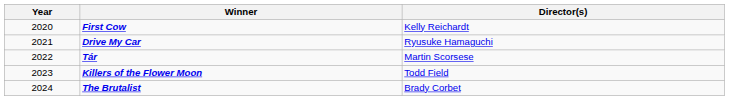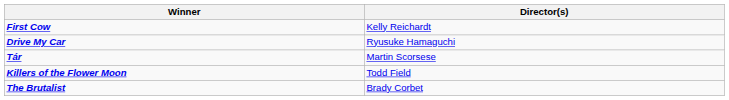- column: (42, 12)
